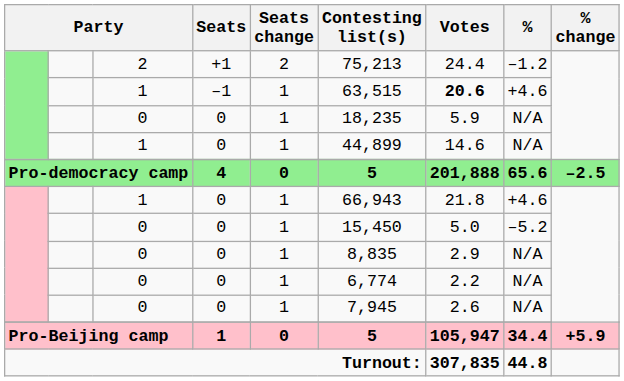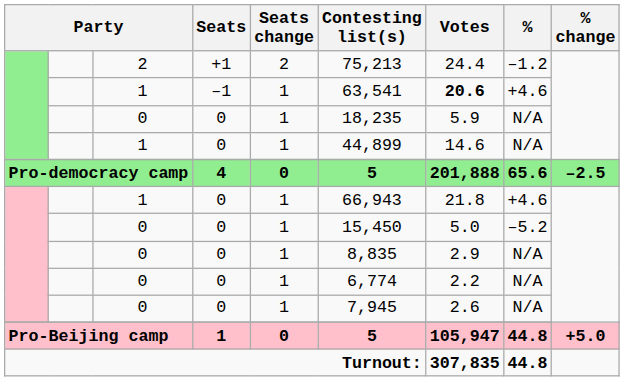(372, 92) 63,515 -> (372, 92) 63,541
(528, 336) 34.4 -> (528, 336) 44.8
(585, 336) +5.9 -> (585, 336) +5.0
